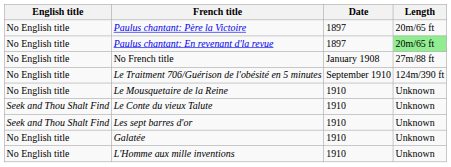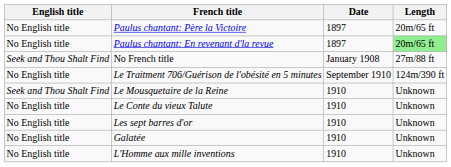(38, 59) No English title -> (58, 59) Seek and Thou Shalt Find
(38, 91) No English title -> (58, 91) Seek and Thou Shalt Find
(58, 106) Seek and Thou Shalt Find -> (38, 106) No English title
(58, 122) Seek and Thou Shalt Find -> (38, 122) No English title
